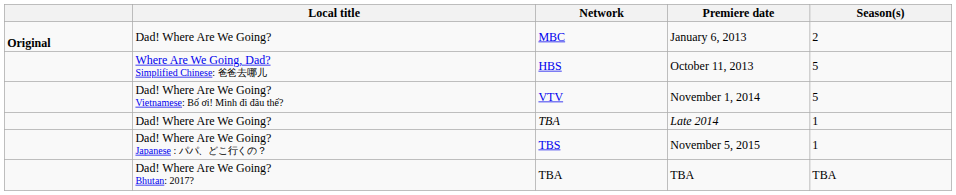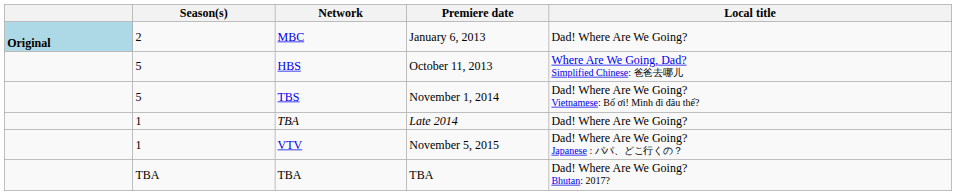columns swapped: (334, 13) <-> (881, 13)
(29, 42) no background -> (29, 42) lightblue background
(551, 96) VTV -> (289, 96) TBS
(549, 144) TBS -> (290, 144) VTV
